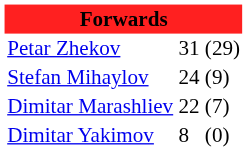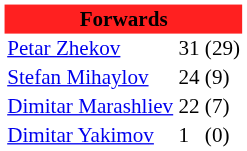(184, 135) 8 -> (184, 135) 1
